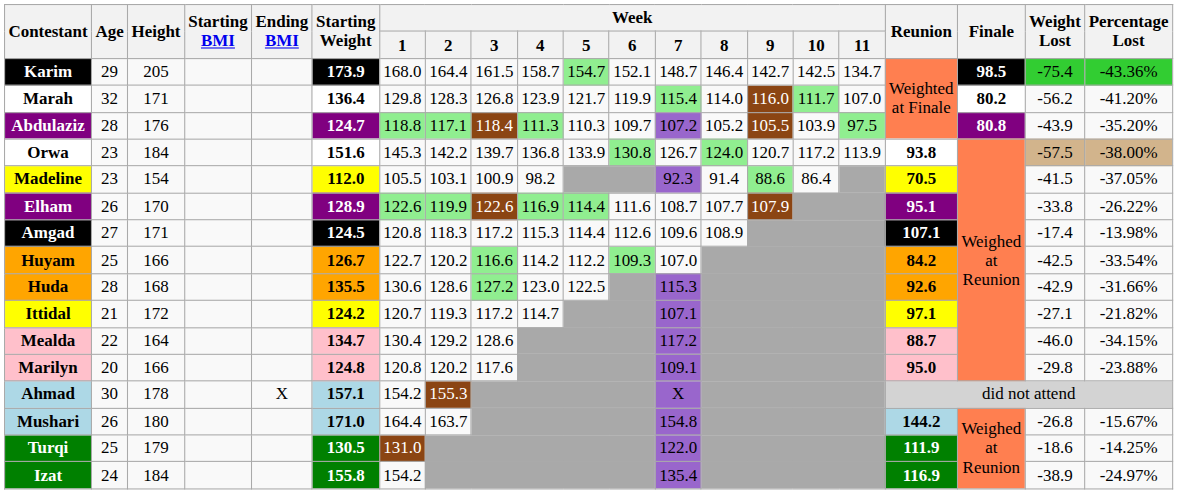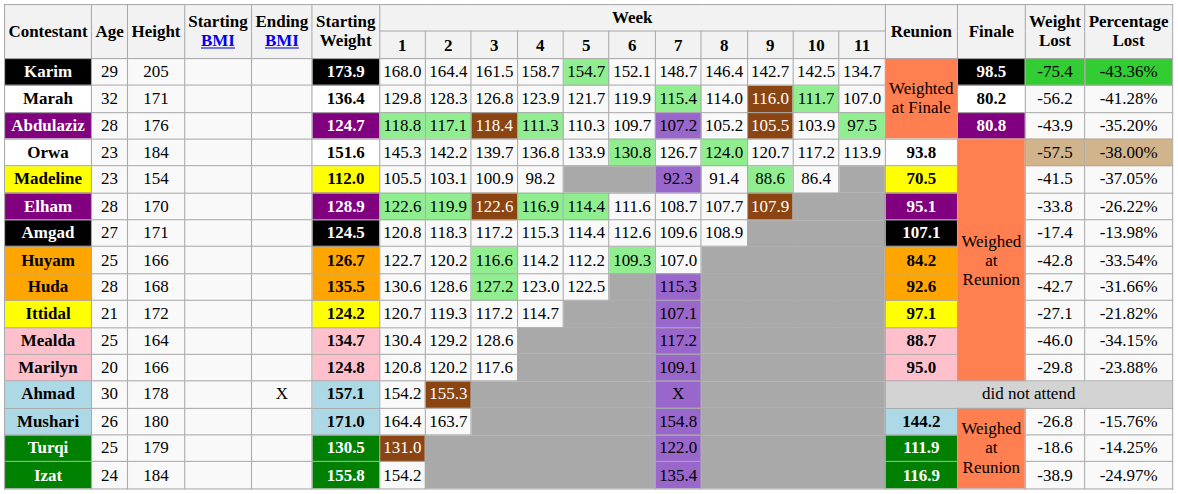(1129, 98) -41.20% -> (1129, 98) -41.28%
(110, 206) 26 -> (110, 206) 28
(1055, 260) -42.5 -> (1055, 260) -42.8
(1055, 286) -42.9 -> (1055, 286) -42.7
(110, 340) 22 -> (110, 340) 25
(1129, 421) -15.67% -> (1129, 421) -15.76%
